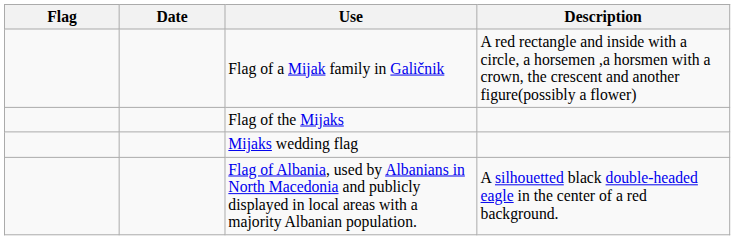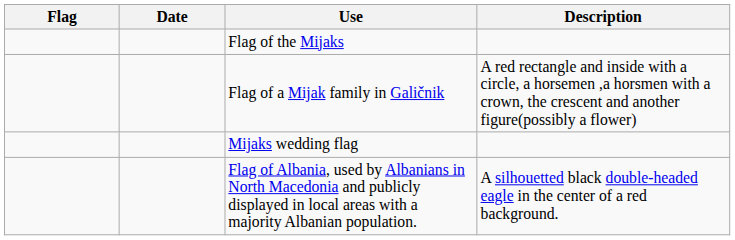rows swapped: (286, 119) <-> (336, 68)
